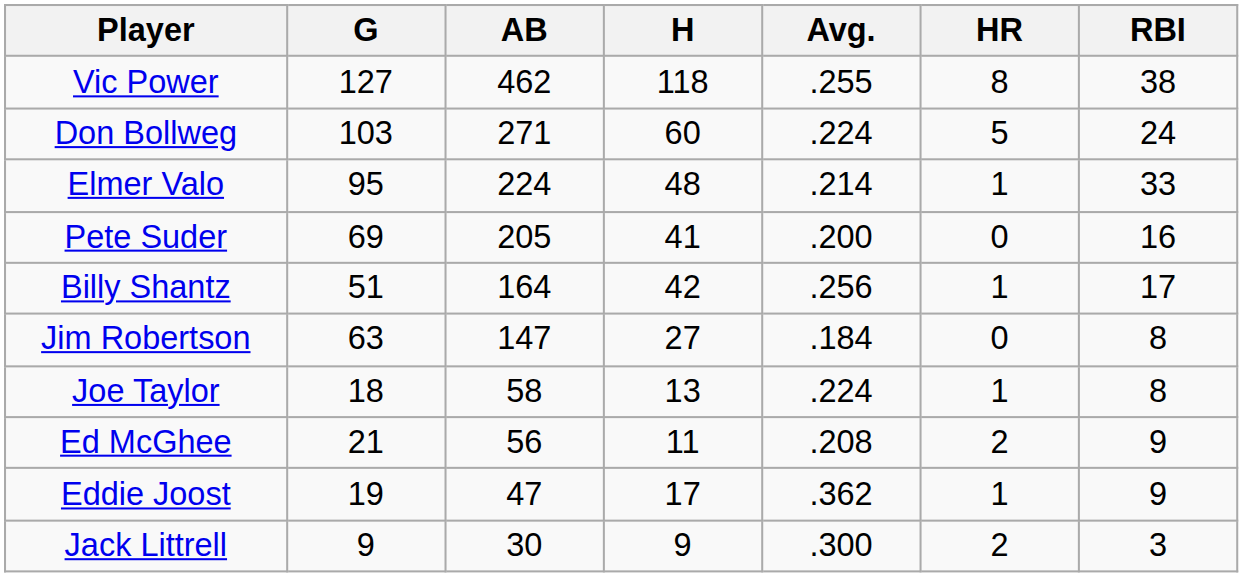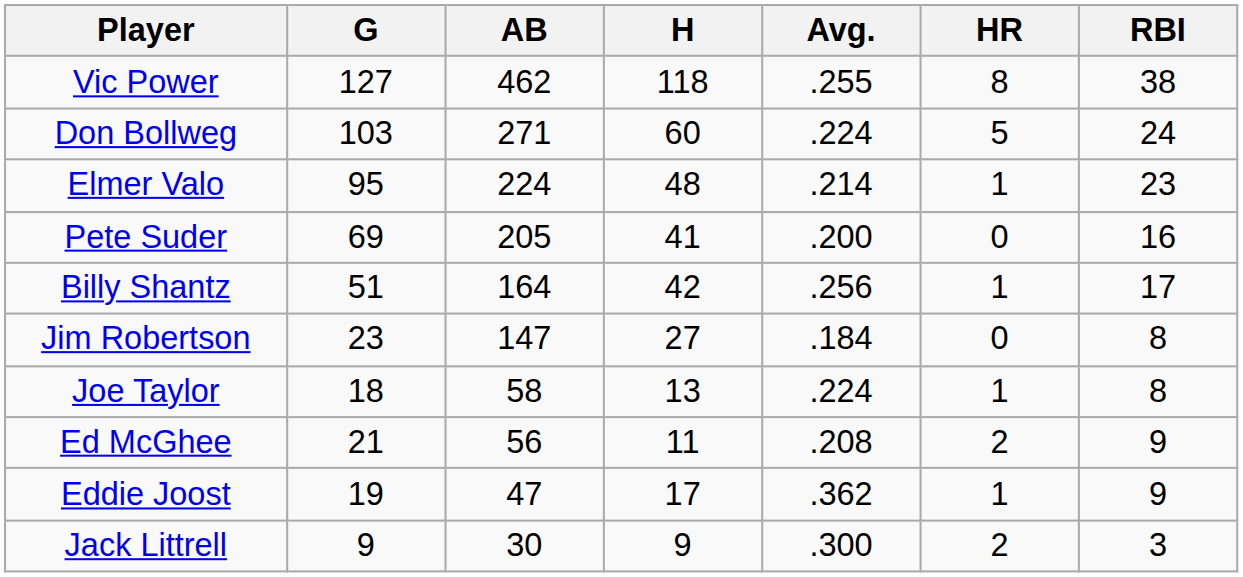(1158, 184) 33 -> (1158, 184) 23
(366, 339) 63 -> (366, 339) 23
